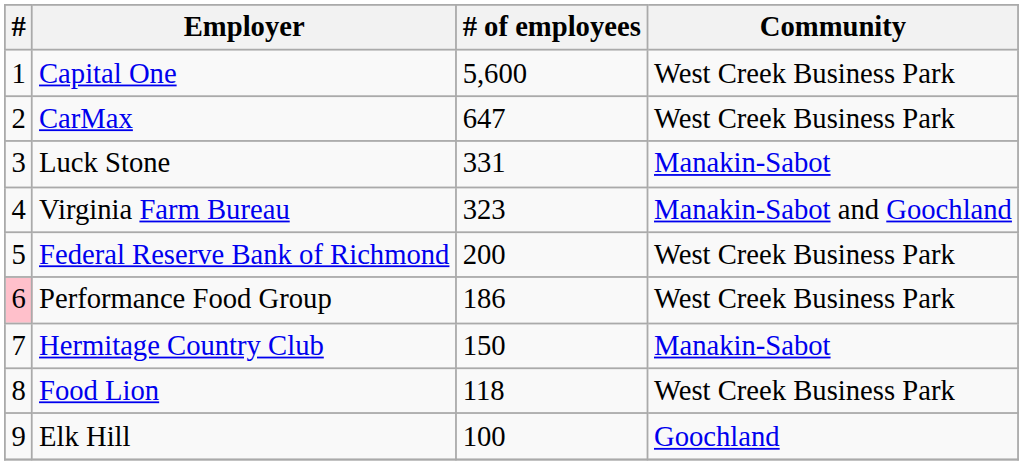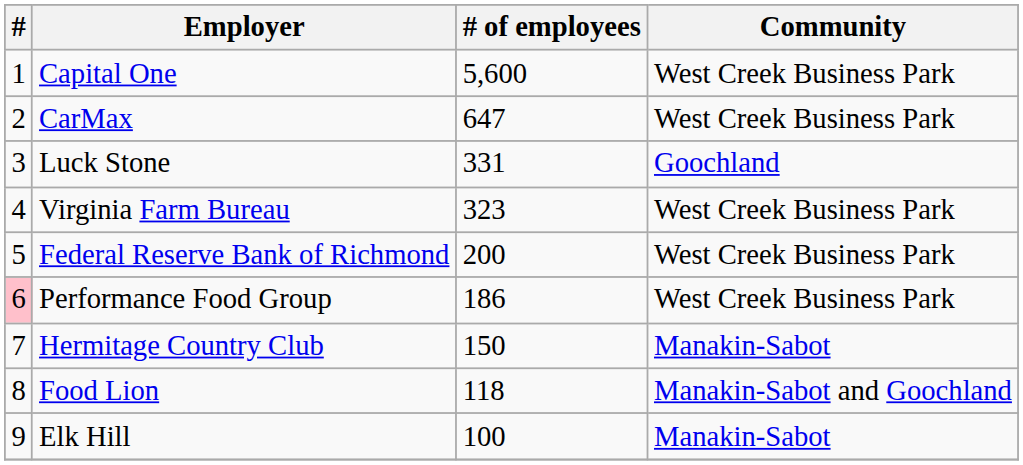(742, 163) Manakin-Sabot -> (717, 163) Goochland
(833, 208) Manakin-Sabot and Goochland -> (804, 208) West Creek Business Park
(804, 390) West Creek Business Park -> (833, 390) Manakin-Sabot and Goochland
(717, 436) Goochland -> (742, 436) Manakin-Sabot
